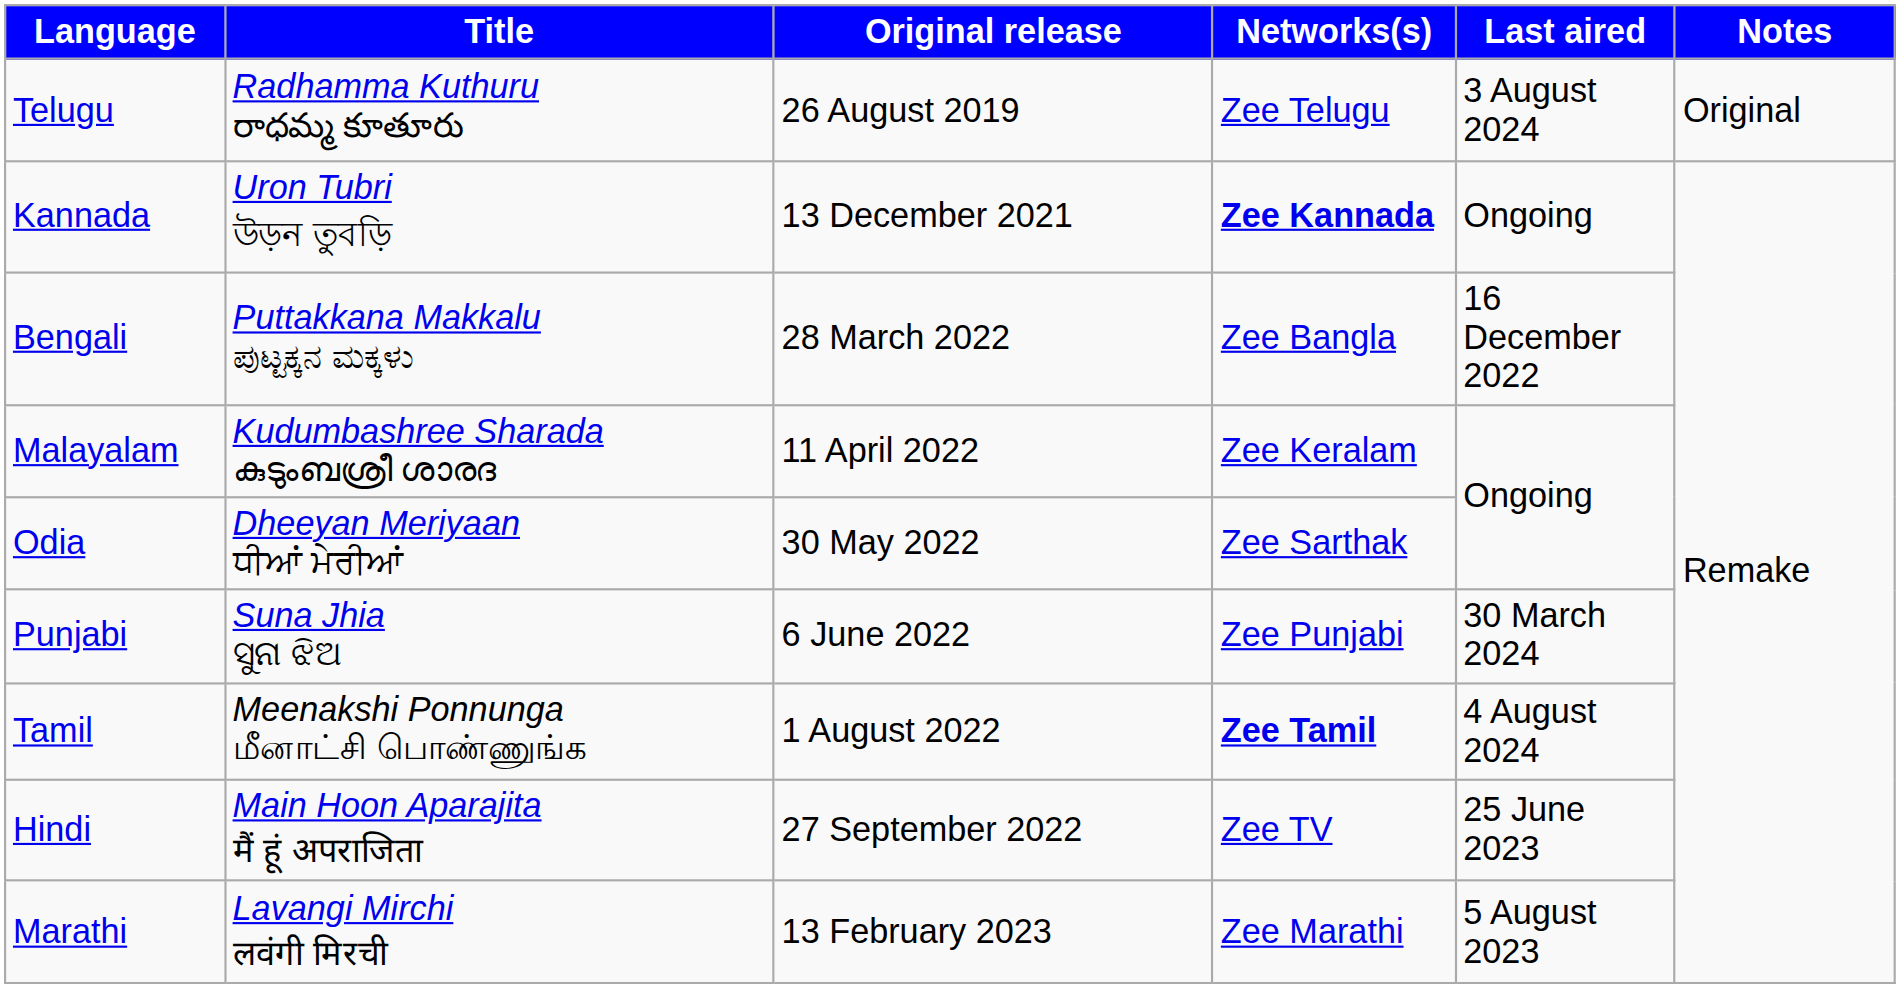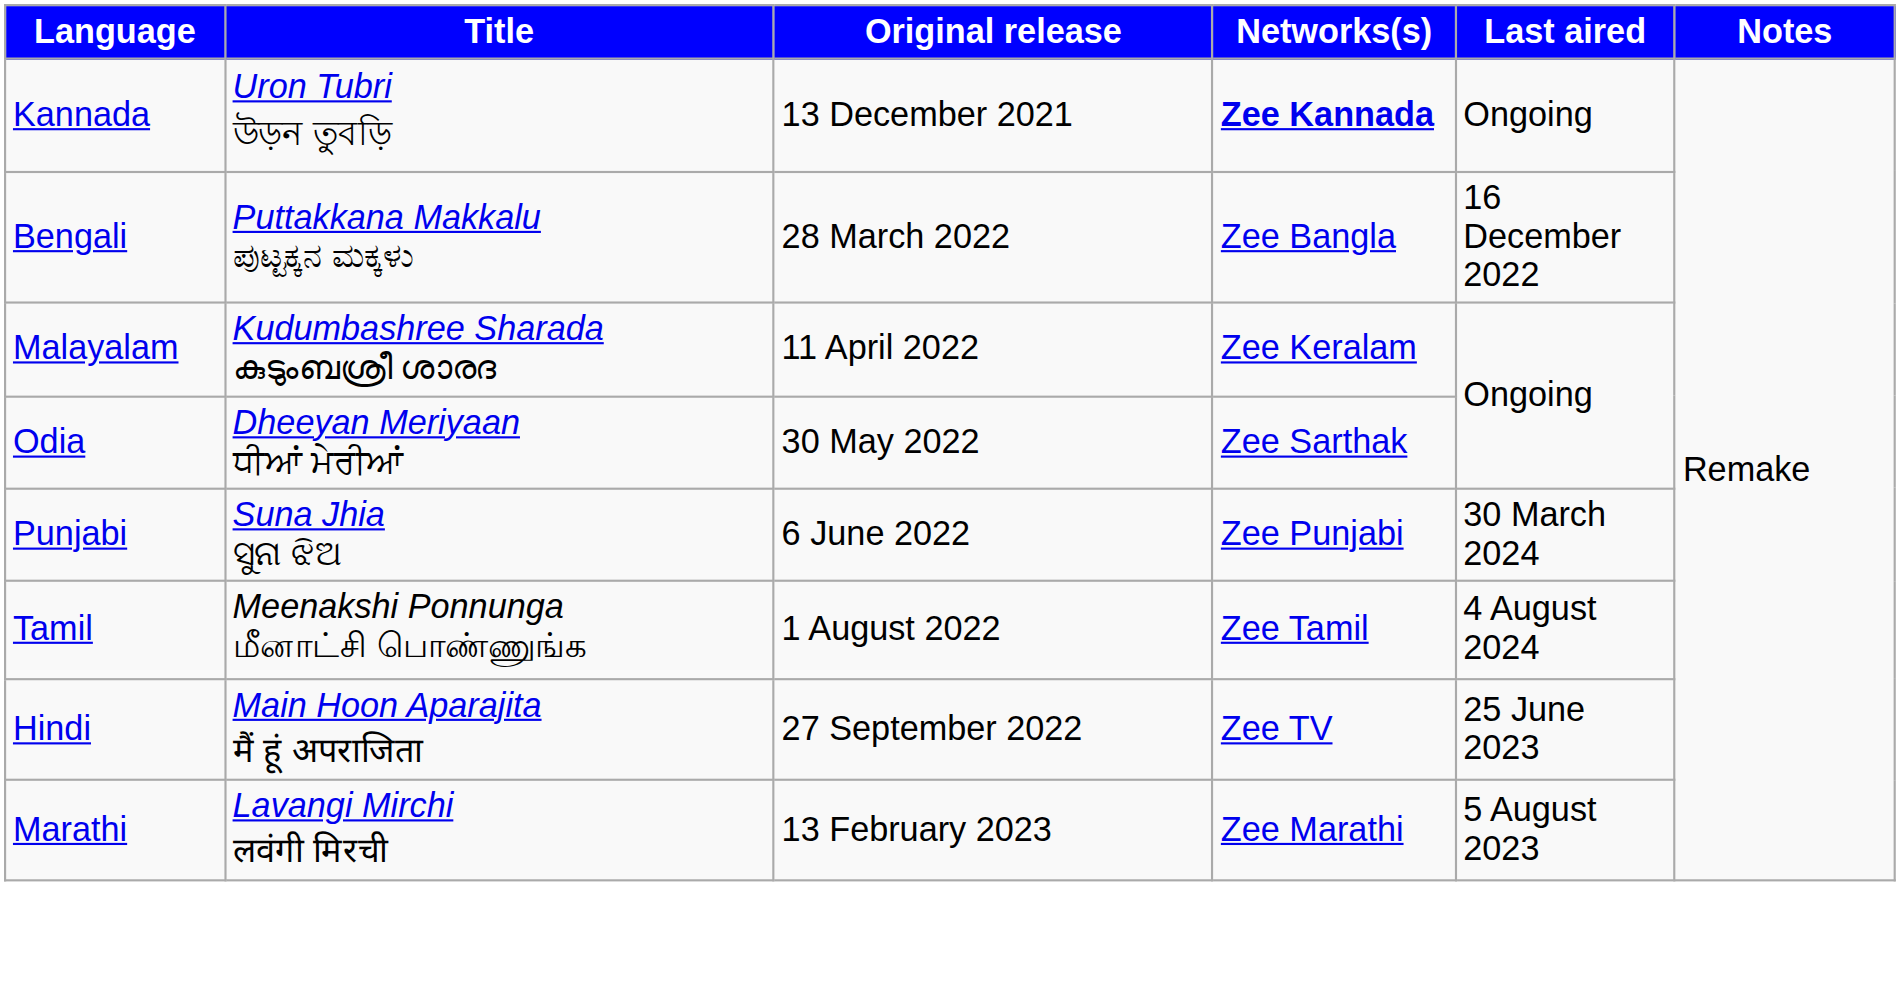- row: (63, 109)
(1299, 730) bold -> (1295, 629) normal
